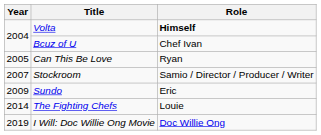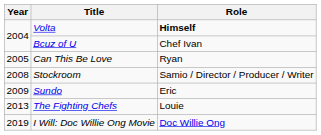(18, 75) 2007 -> (18, 75) 2008
(18, 106) 2014 -> (18, 106) 2013
